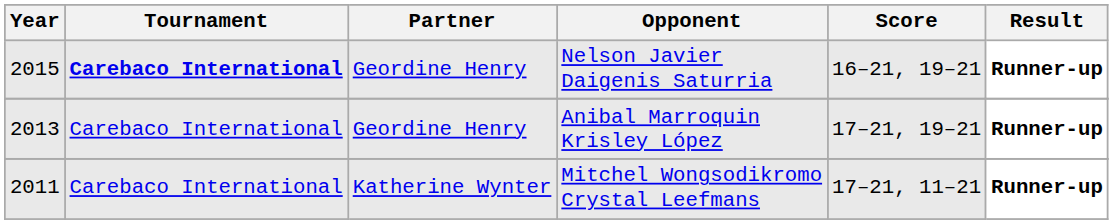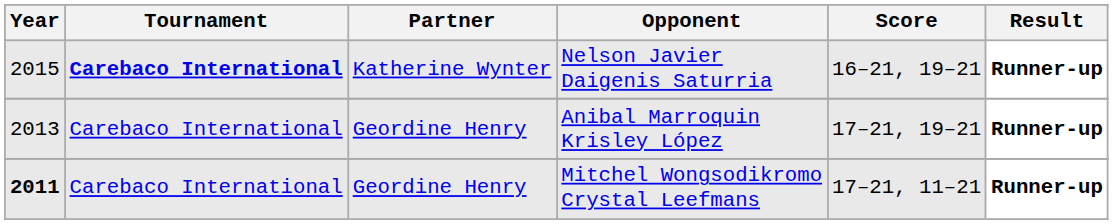(440, 69) Geordine Henry -> (452, 69) Katherine Wynter
(35, 188) normal -> (35, 188) bold
(452, 188) Katherine Wynter -> (440, 188) Geordine Henry
